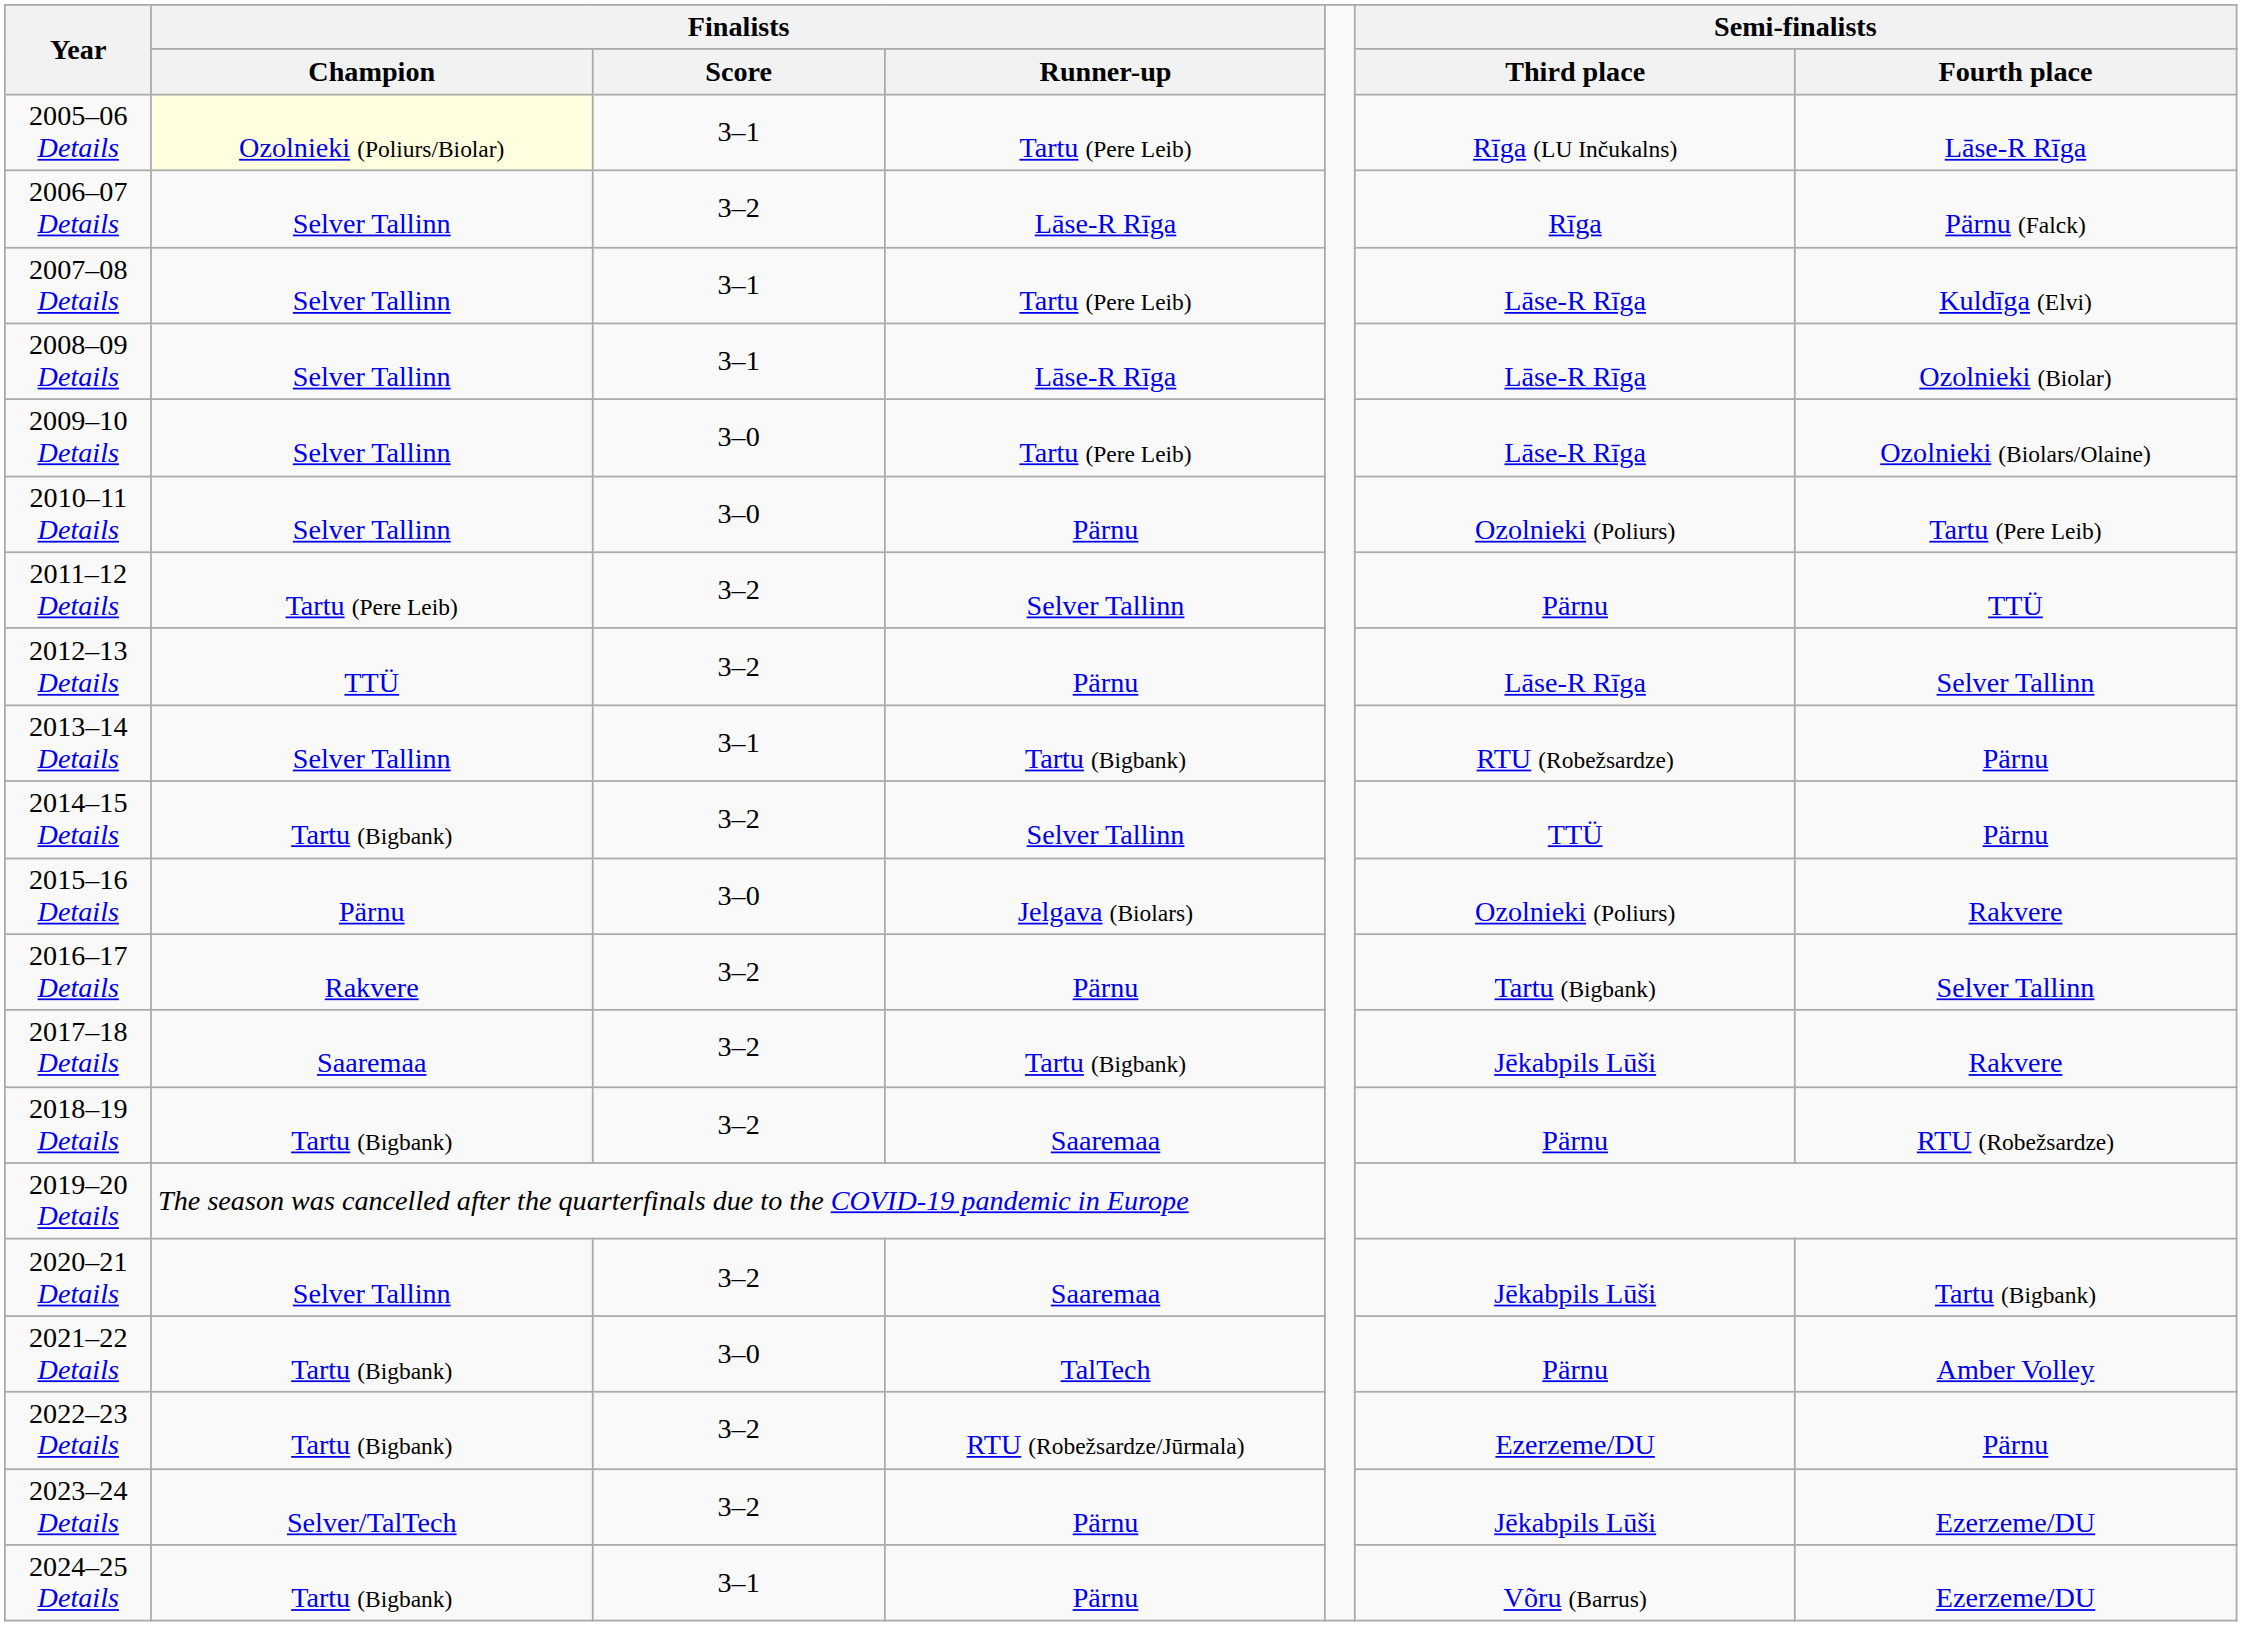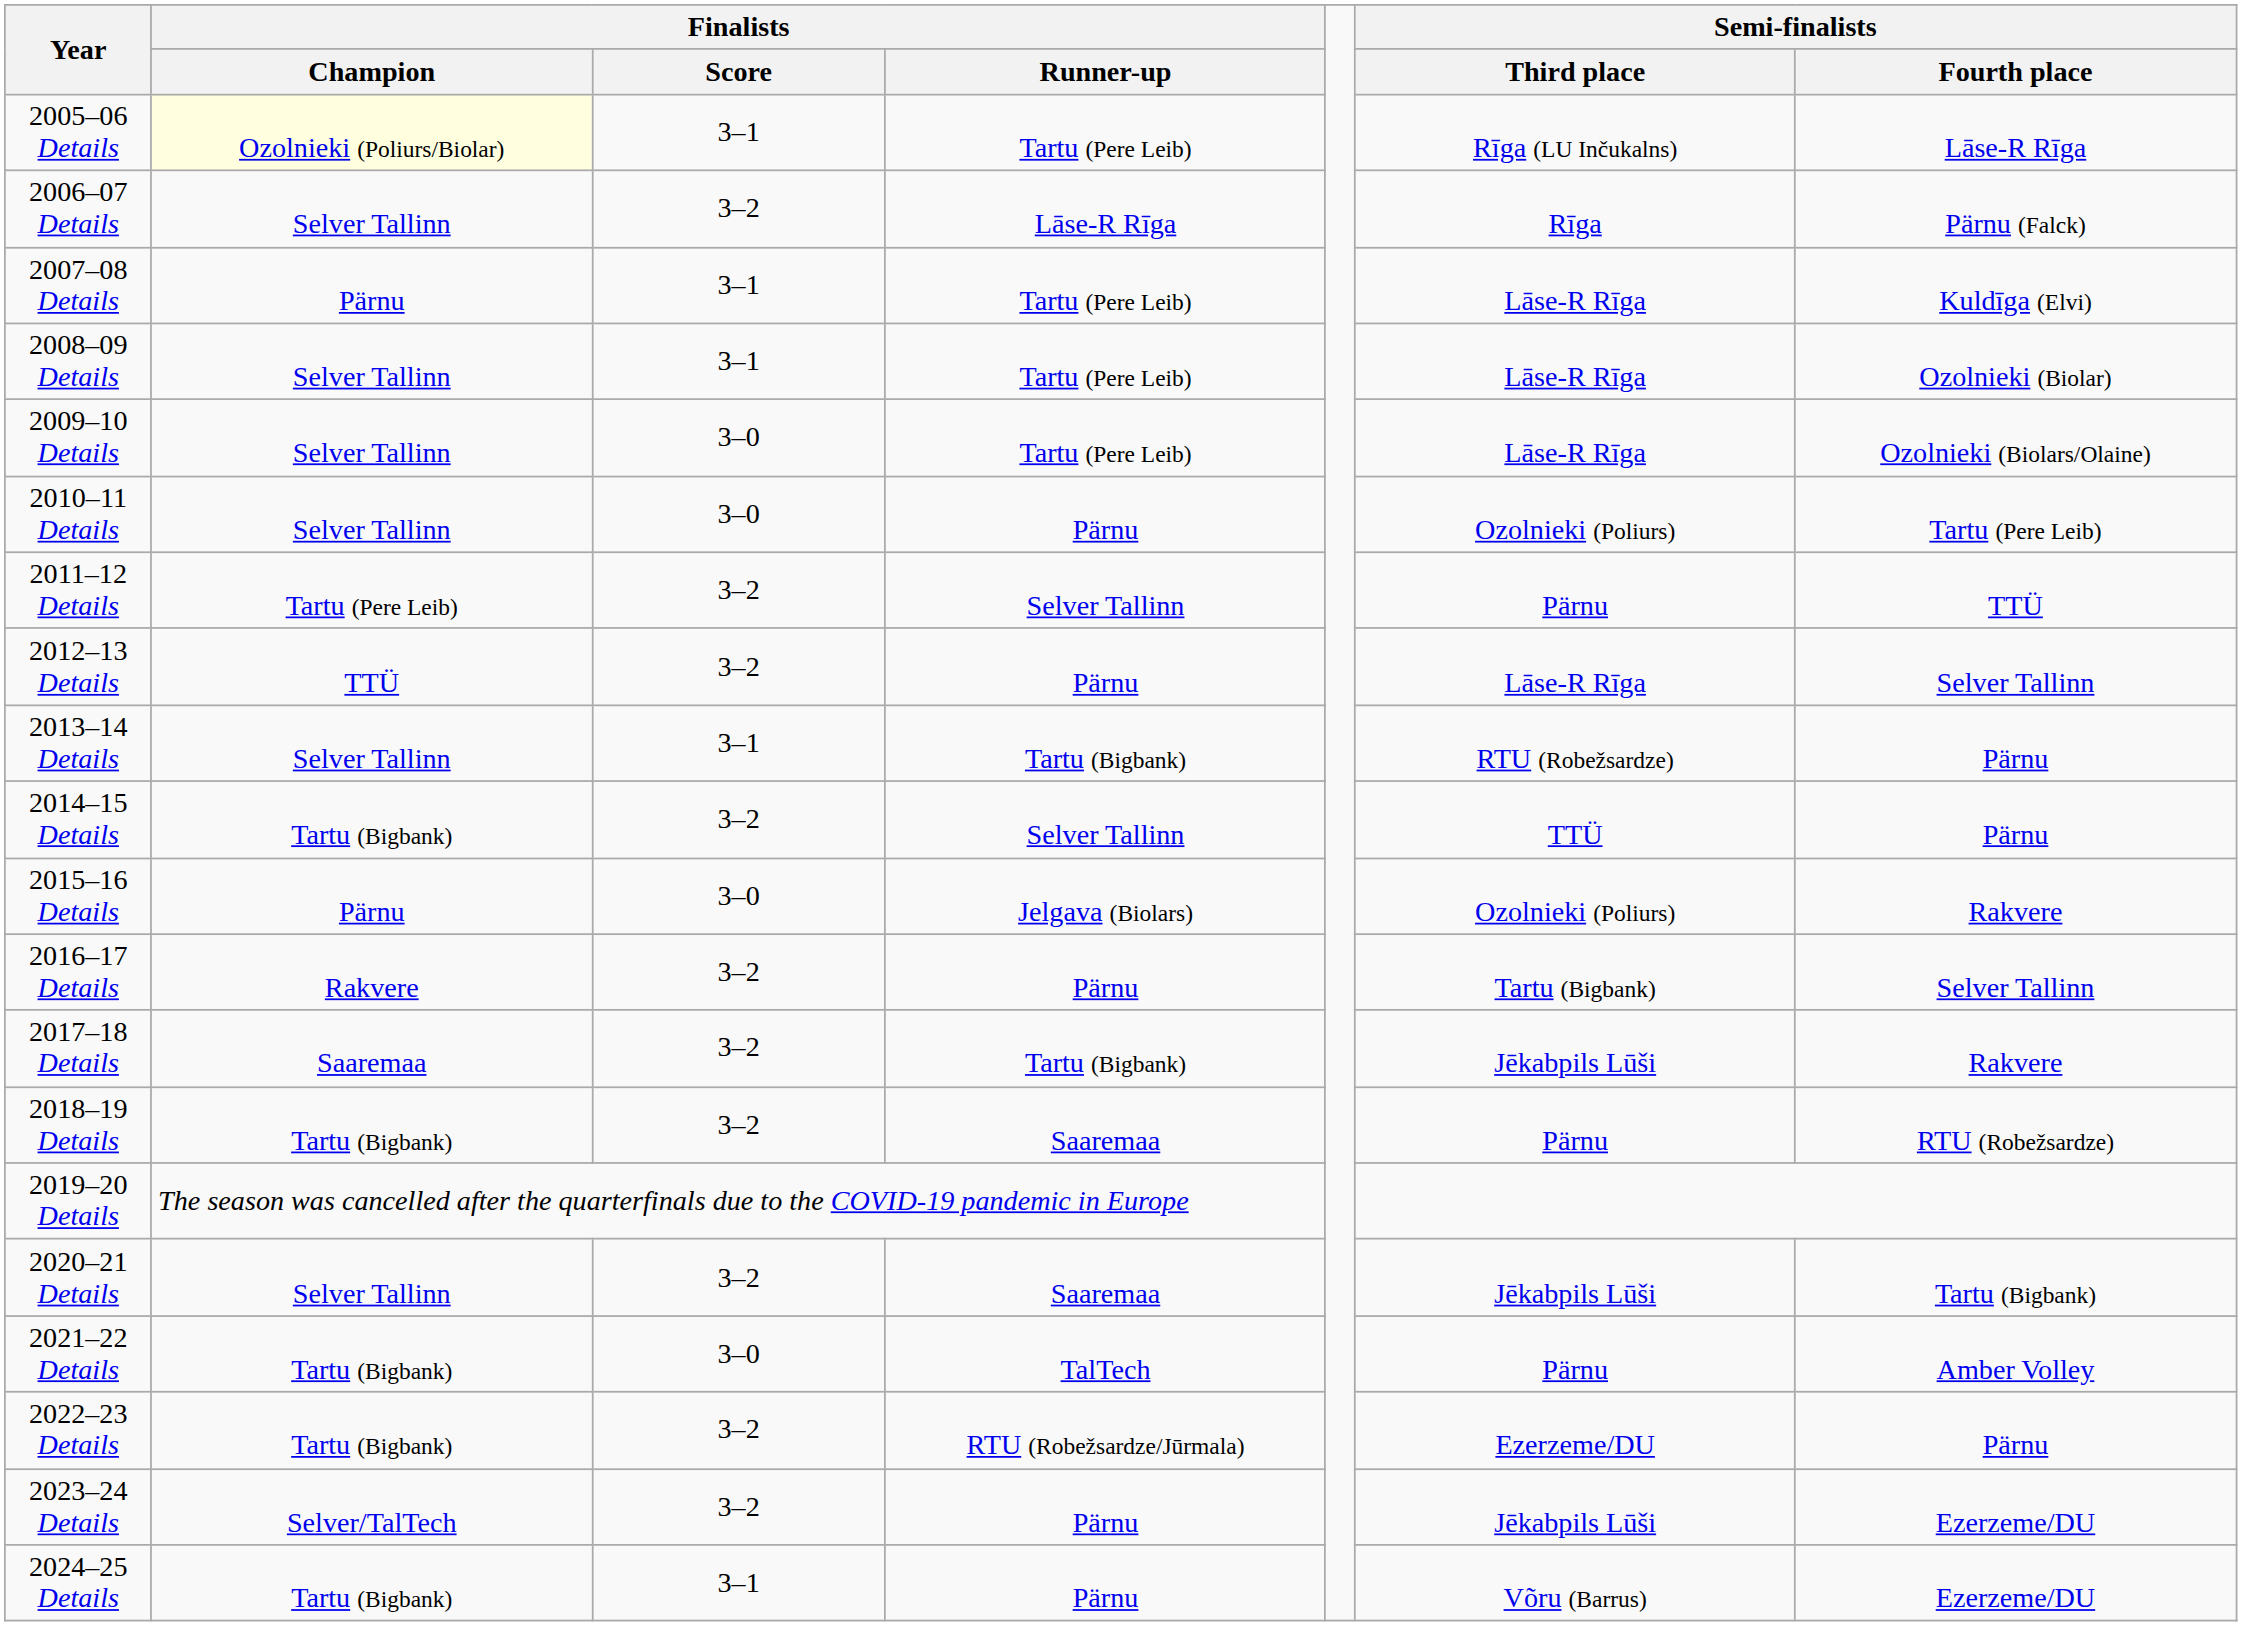(372, 300) Selver Tallinn -> (372, 300) Pärnu
(1106, 376) Lāse-R Rīga -> (1106, 376) Tartu (Pere Leib)
